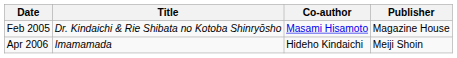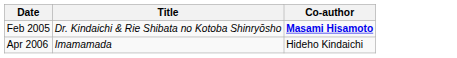- column: (411, 12)
(327, 28) normal -> (330, 28) bold
